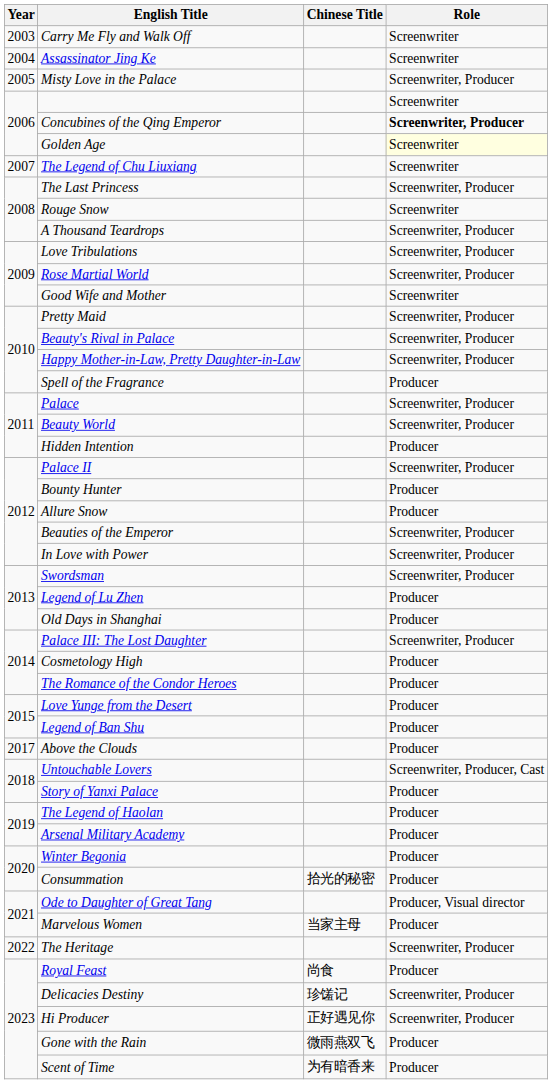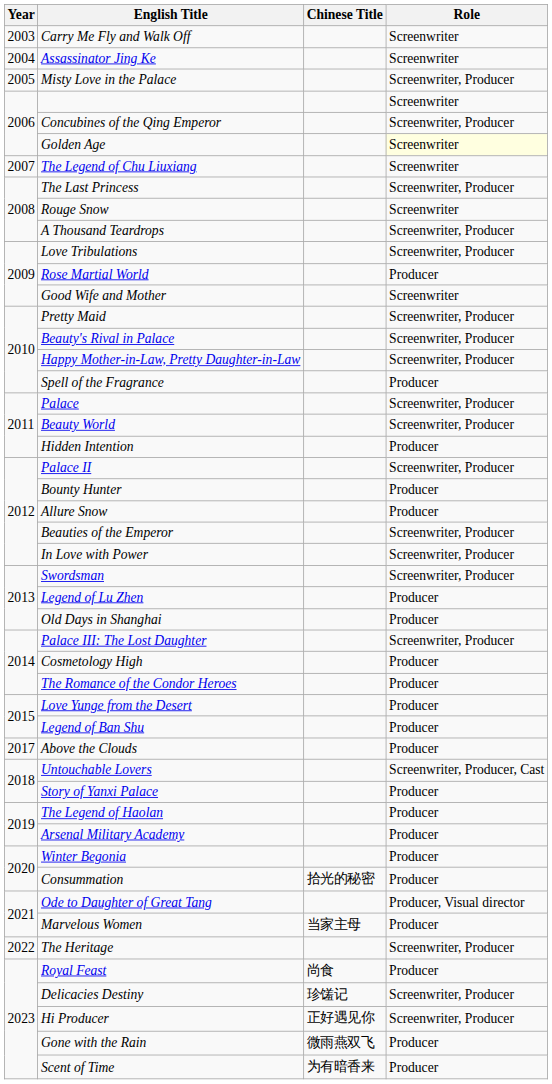(457, 123) bold -> (452, 123) normal
(452, 274) Screenwriter, Producer -> (414, 274) Producer
